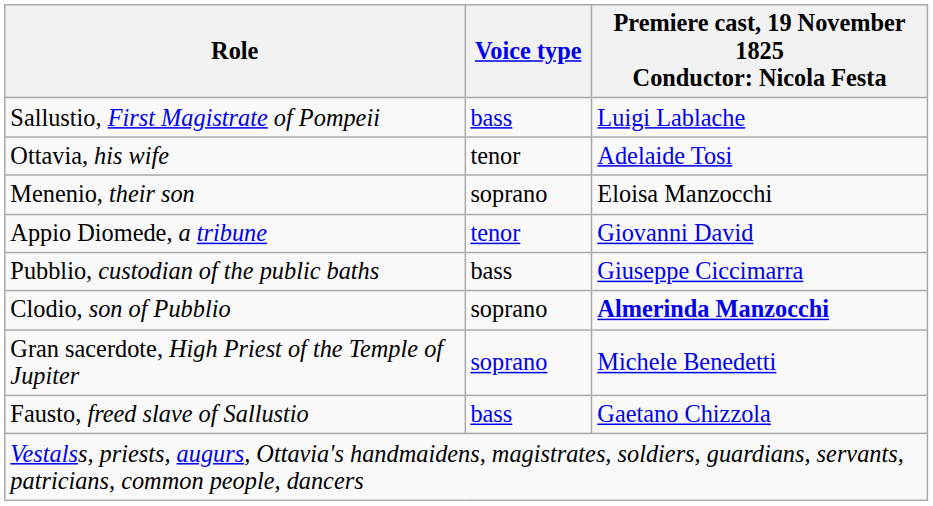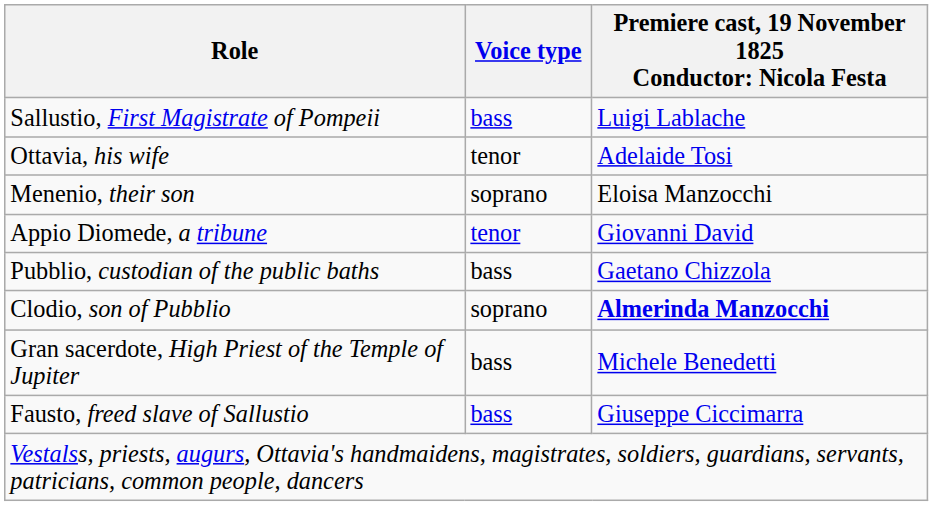(700, 271) Giuseppe Ciccimarra -> (684, 271) Gaetano Chizzola
(509, 362) soprano -> (491, 362) bass
(684, 414) Gaetano Chizzola -> (700, 414) Giuseppe Ciccimarra
